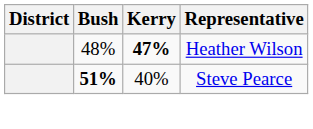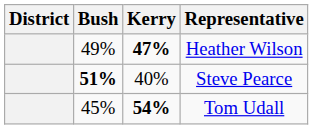(98, 49) 48% -> (98, 49) 49%
+ row: (244, 108)
